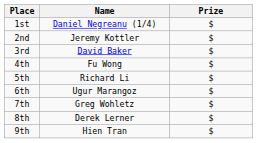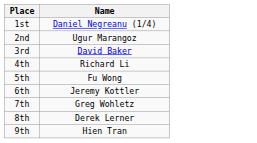- column: (211, 11)
(105, 38) Jeremy Kottler -> (105, 38) Ugur Marangoz
(105, 64) Fu Wong -> (105, 64) Richard Li
(105, 78) Richard Li -> (105, 78) Fu Wong
(105, 91) Ugur Marangoz -> (105, 91) Jeremy Kottler
